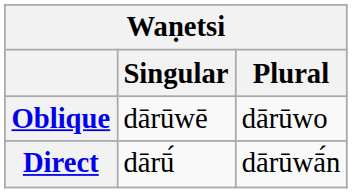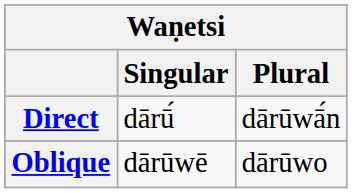rows swapped: (61, 163) <-> (61, 118)
